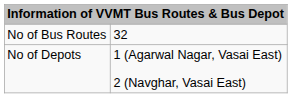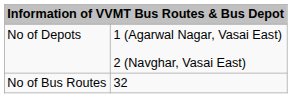rows swapped: (57, 34) <-> (44, 54)
